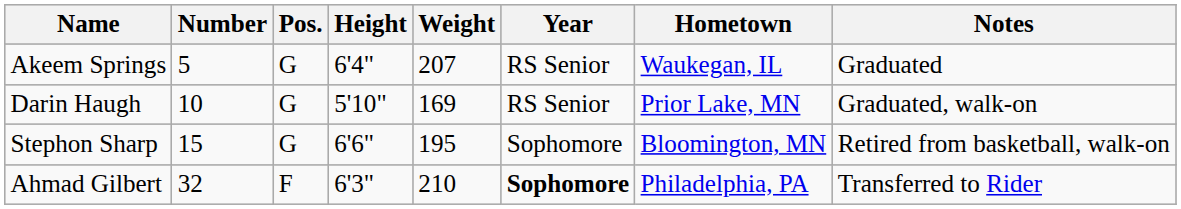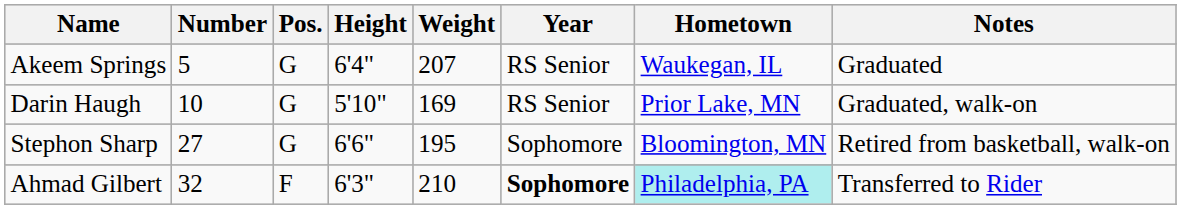(190, 143) 15 -> (190, 143) 27
(725, 183) no background -> (725, 183) paleturquoise background
